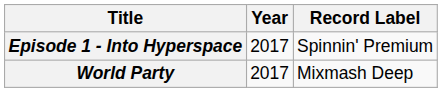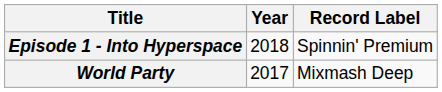(270, 45) 2017 -> (270, 45) 2018
